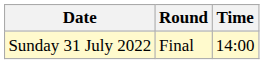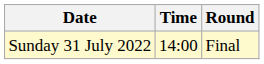columns swapped: (235, 17) <-> (184, 17)
